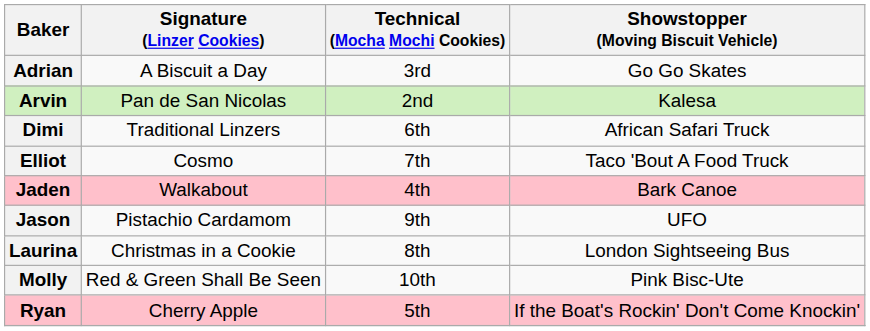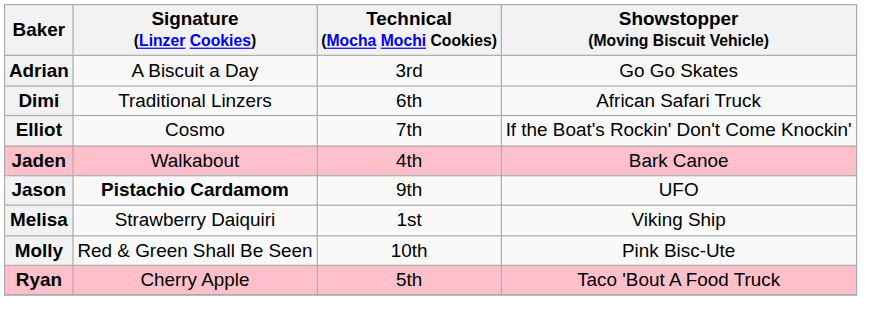- row: (43, 100)
(687, 160) Taco 'Bout A Food Truck -> (679, 130) If the Boat's Rockin' Don't Come Knockin'
(203, 220) normal -> (195, 190) bold
- row: (43, 250)
+ row: (39, 220)
(687, 310) If the Boat's Rockin' Don't Come Knockin' -> (679, 280) Taco 'Bout A Food Truck
